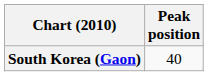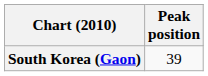(174, 58) 40 -> (174, 58) 39
